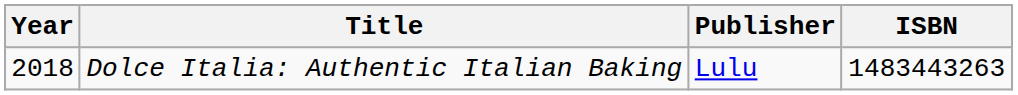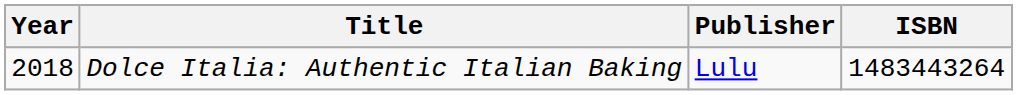(927, 69) 1483443263 -> (927, 69) 1483443264
